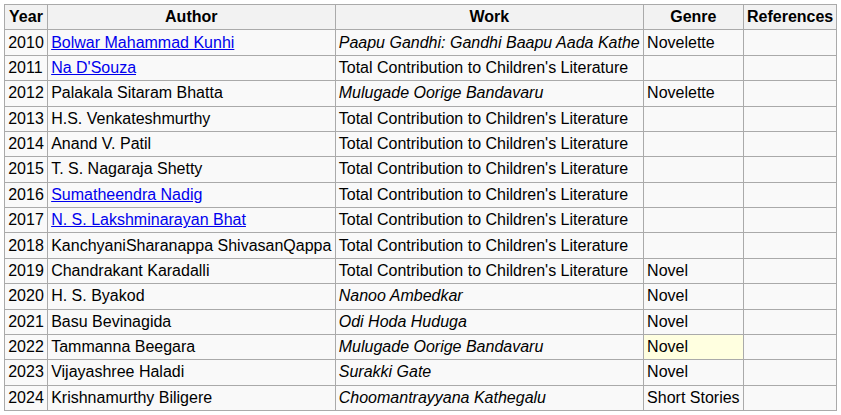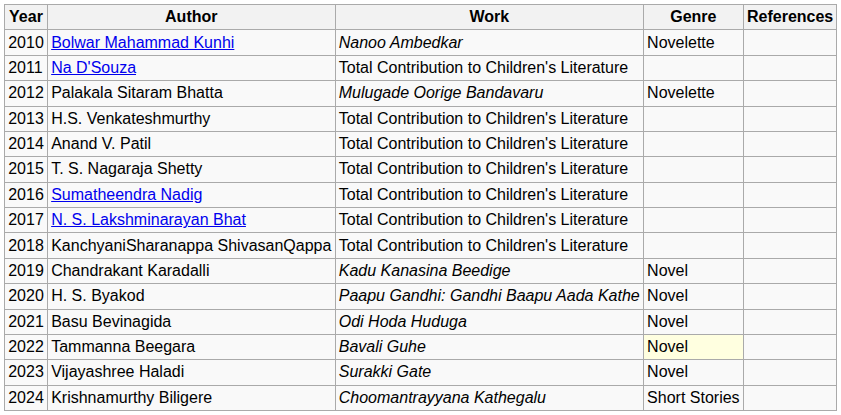(489, 42) Paapu Gandhi: Gandhi Baapu Aada Kathe -> (401, 42) Nanoo Ambedkar
(483, 270) Total Contribution to Children's Literature -> (425, 270) Kadu Kanasina Beedige
(401, 296) Nanoo Ambedkar -> (489, 296) Paapu Gandhi: Gandhi Baapu Aada Kathe
(441, 347) Mulugade Oorige Bandavaru -> (382, 347) Bavali Guhe
